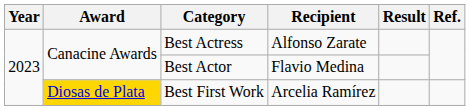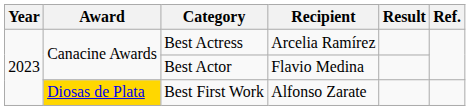(319, 42) Alfonso Zarate -> (323, 42) Arcelia Ramírez
(323, 92) Arcelia Ramírez -> (319, 92) Alfonso Zarate
